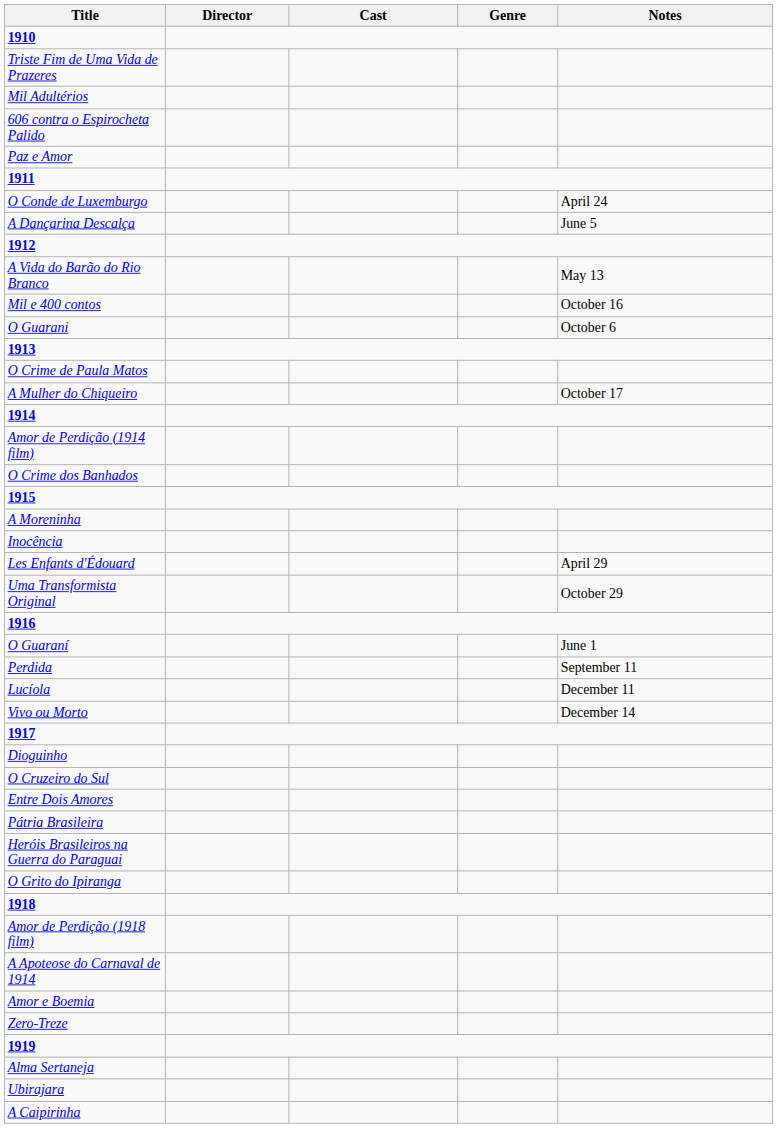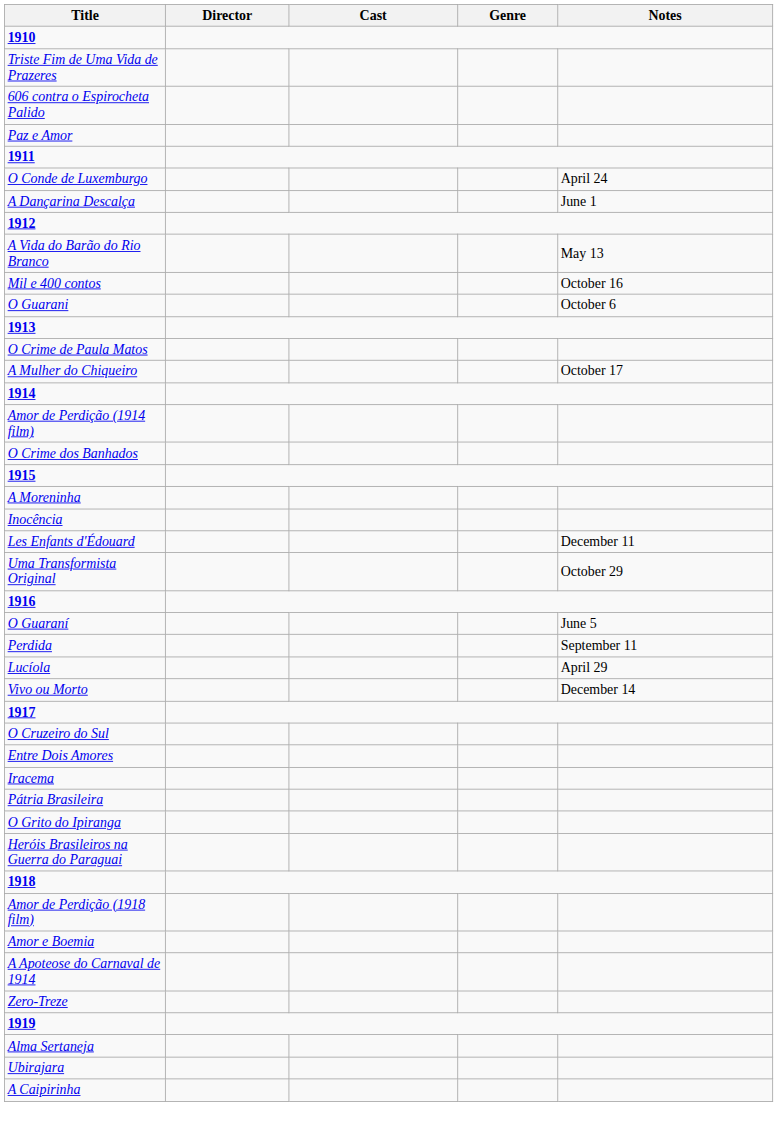- row: (48, 97)
(579, 223) June 5 -> (579, 201) June 1
(584, 563) April 29 -> (598, 541) December 11
(579, 645) June 1 -> (579, 623) June 5
(598, 689) December 11 -> (584, 667) April 29
- row: (37, 756)
+ row: (31, 778)
rows swapped: (64, 882) <-> (68, 852)
rows swapped: (51, 1001) <-> (84, 971)
